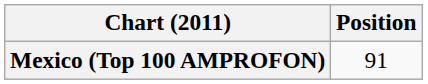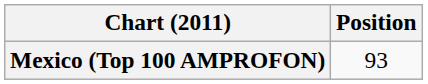(376, 60) 91 -> (376, 60) 93
